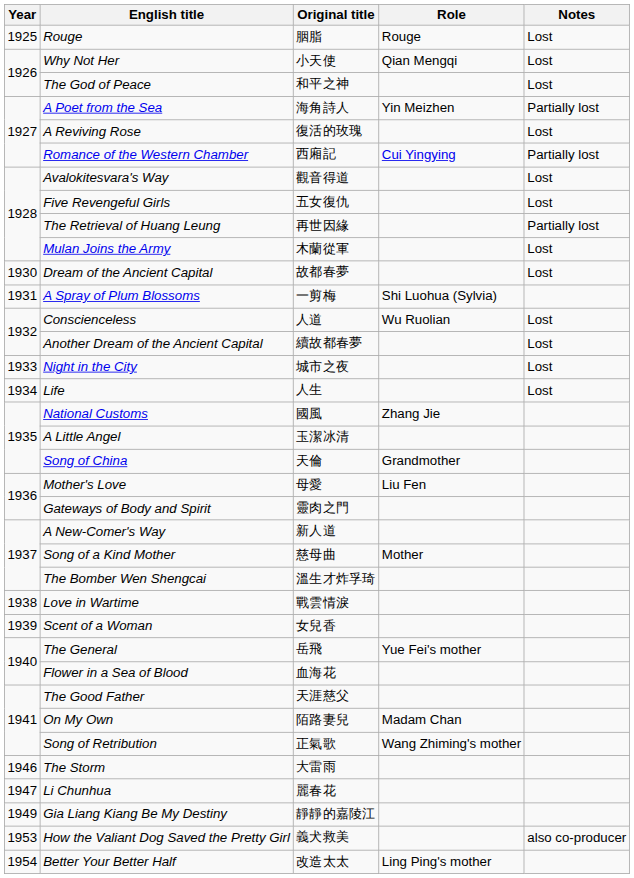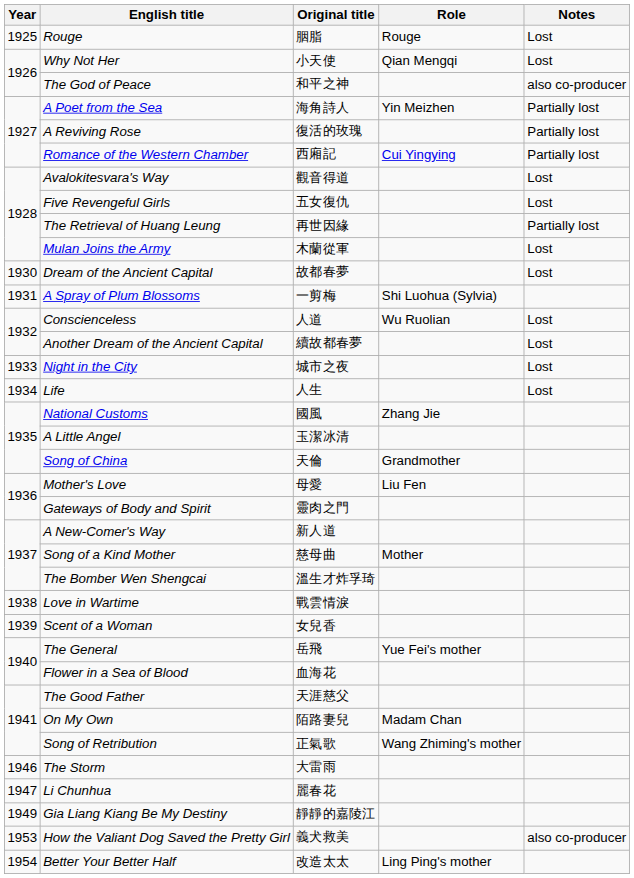(540, 84) Lost -> (577, 84) also co-producer
(540, 131) Lost -> (563, 131) Partially lost
